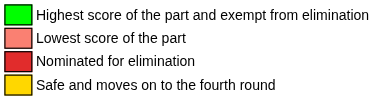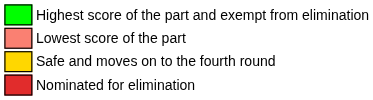rows swapped: (156, 85) <-> (116, 62)
